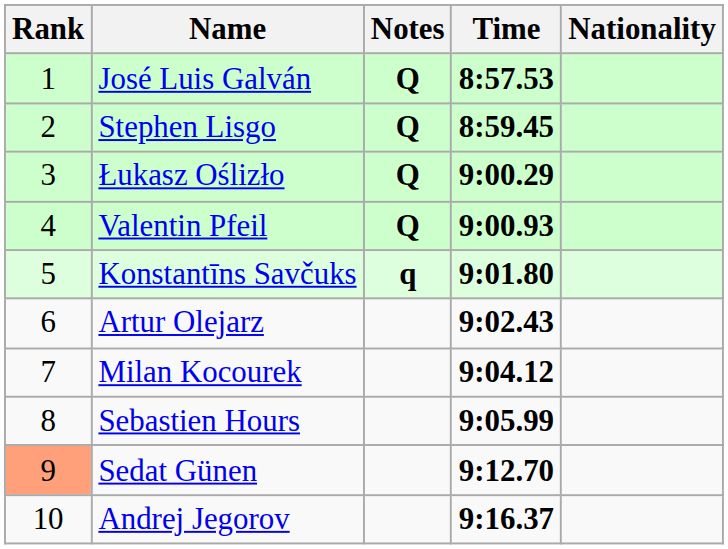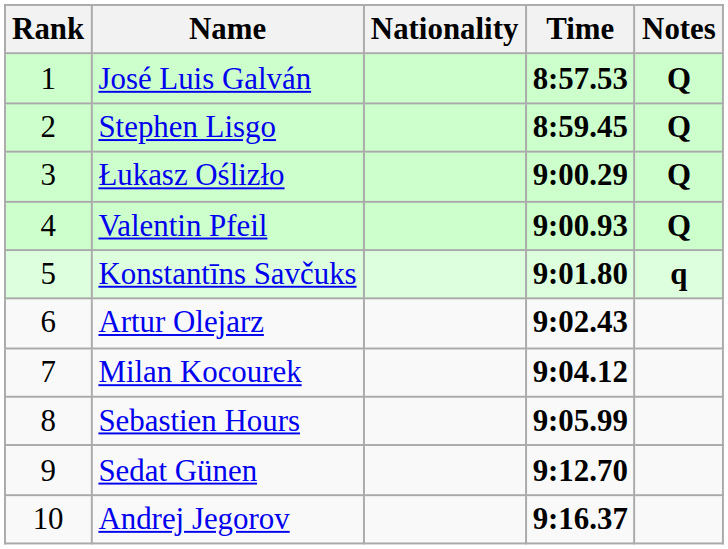columns swapped: (642, 28) <-> (408, 28)
(48, 469) lightsalmon background -> (48, 469) no background
